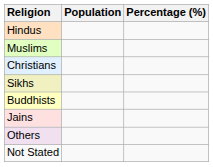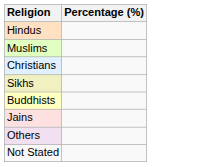- column: (93, 13)
